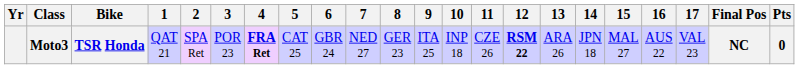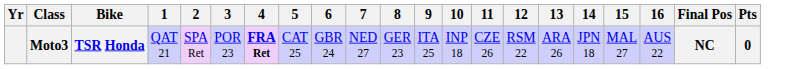- column: (692, 15)
(522, 44) bold -> (521, 44) normal
